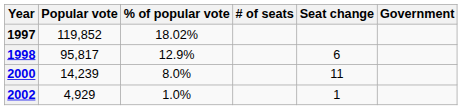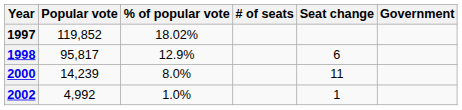(80, 94) 4,929 -> (80, 94) 4,992
